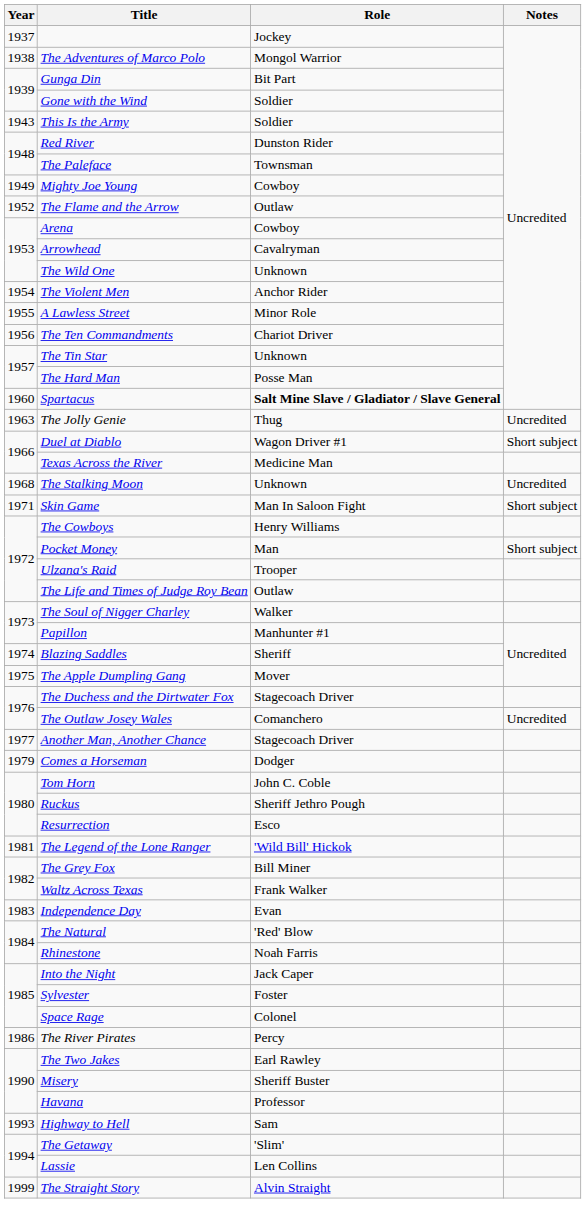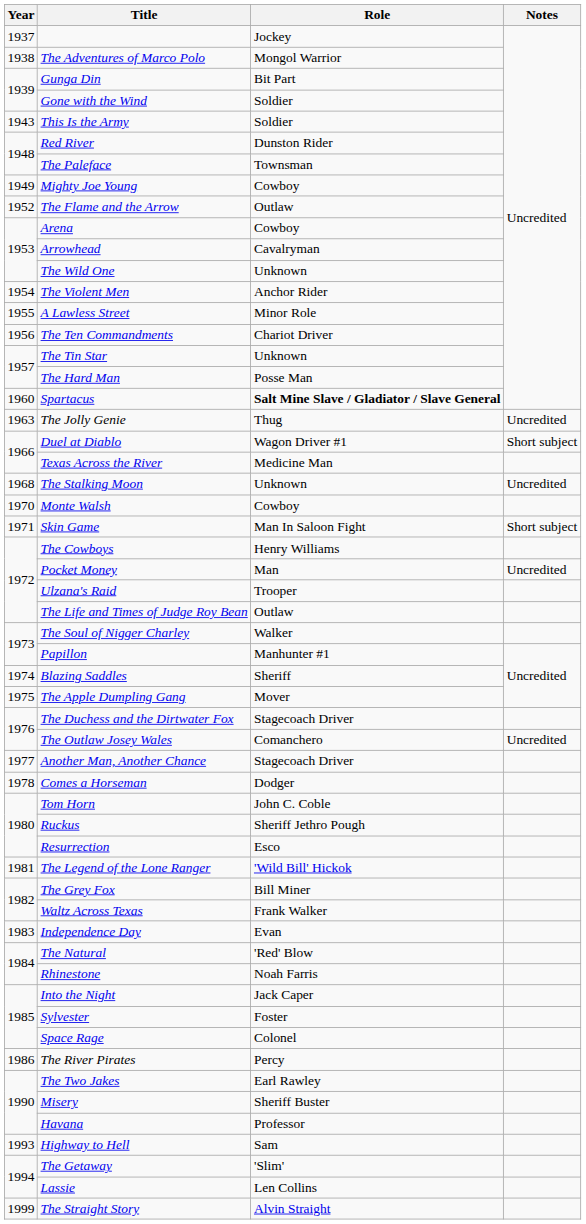+ row: (76, 505)
(542, 548) Short subject -> (537, 569) Uncredited
(21, 761) 1979 -> (21, 782) 1978
